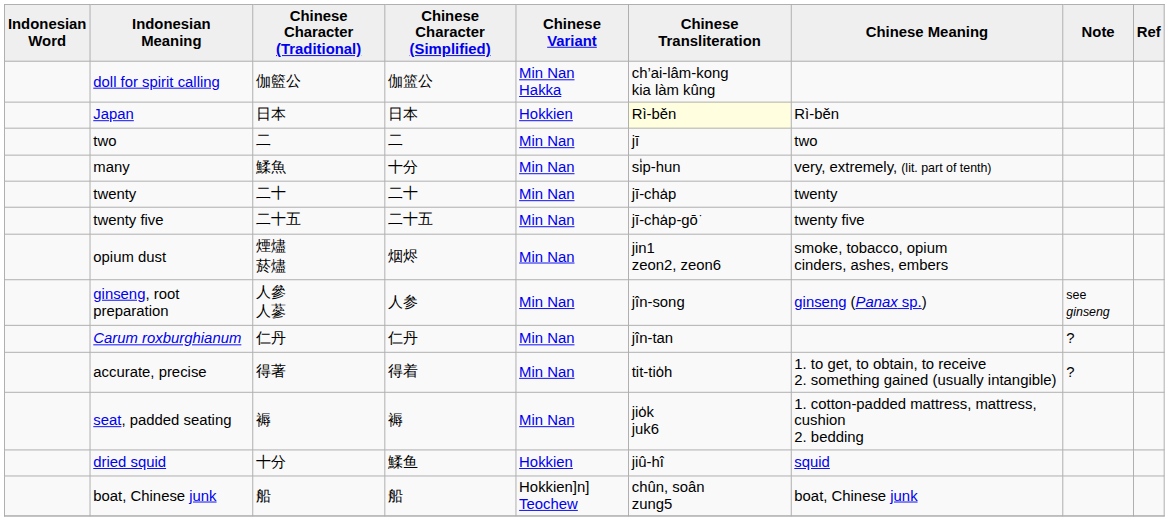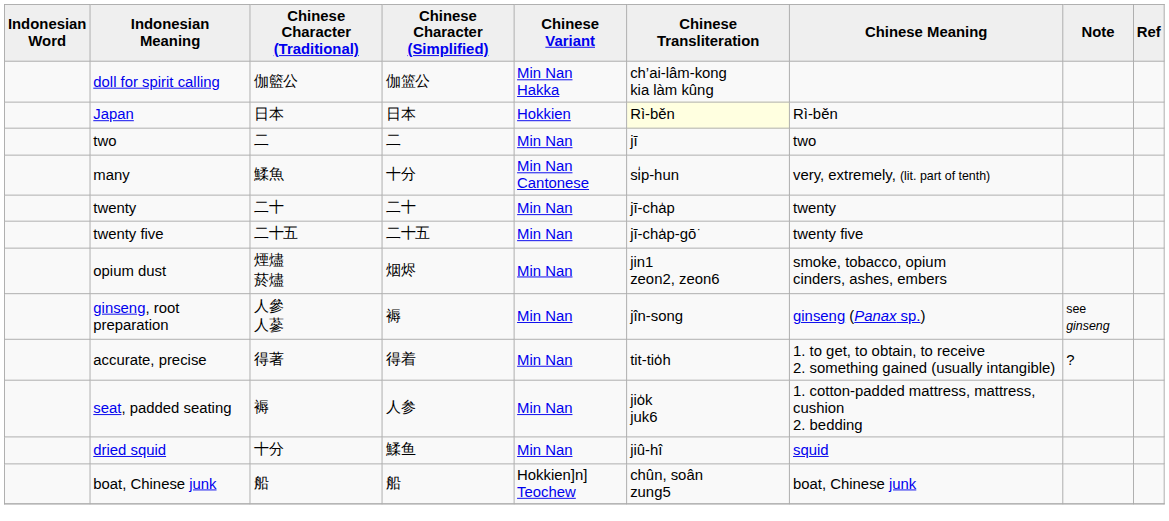(547, 167) Min Nan -> (553, 174) Min Nan Cantonese
(403, 302) 人参 -> (393, 316) 褥
- row: (167, 338)
(395, 420) 褥 -> (401, 408) 人参
(546, 462) Hokkien -> (545, 450) Min Nan
